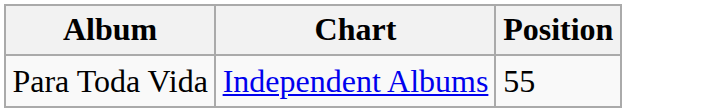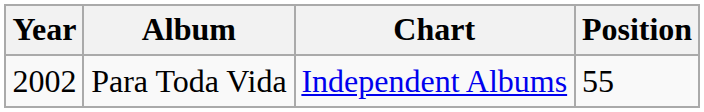+ column: (44, 29)
